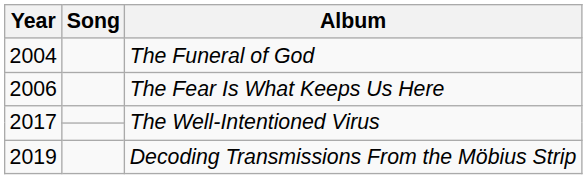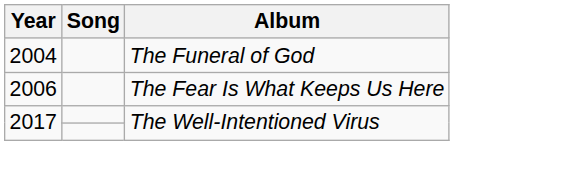- row: (33, 156)
